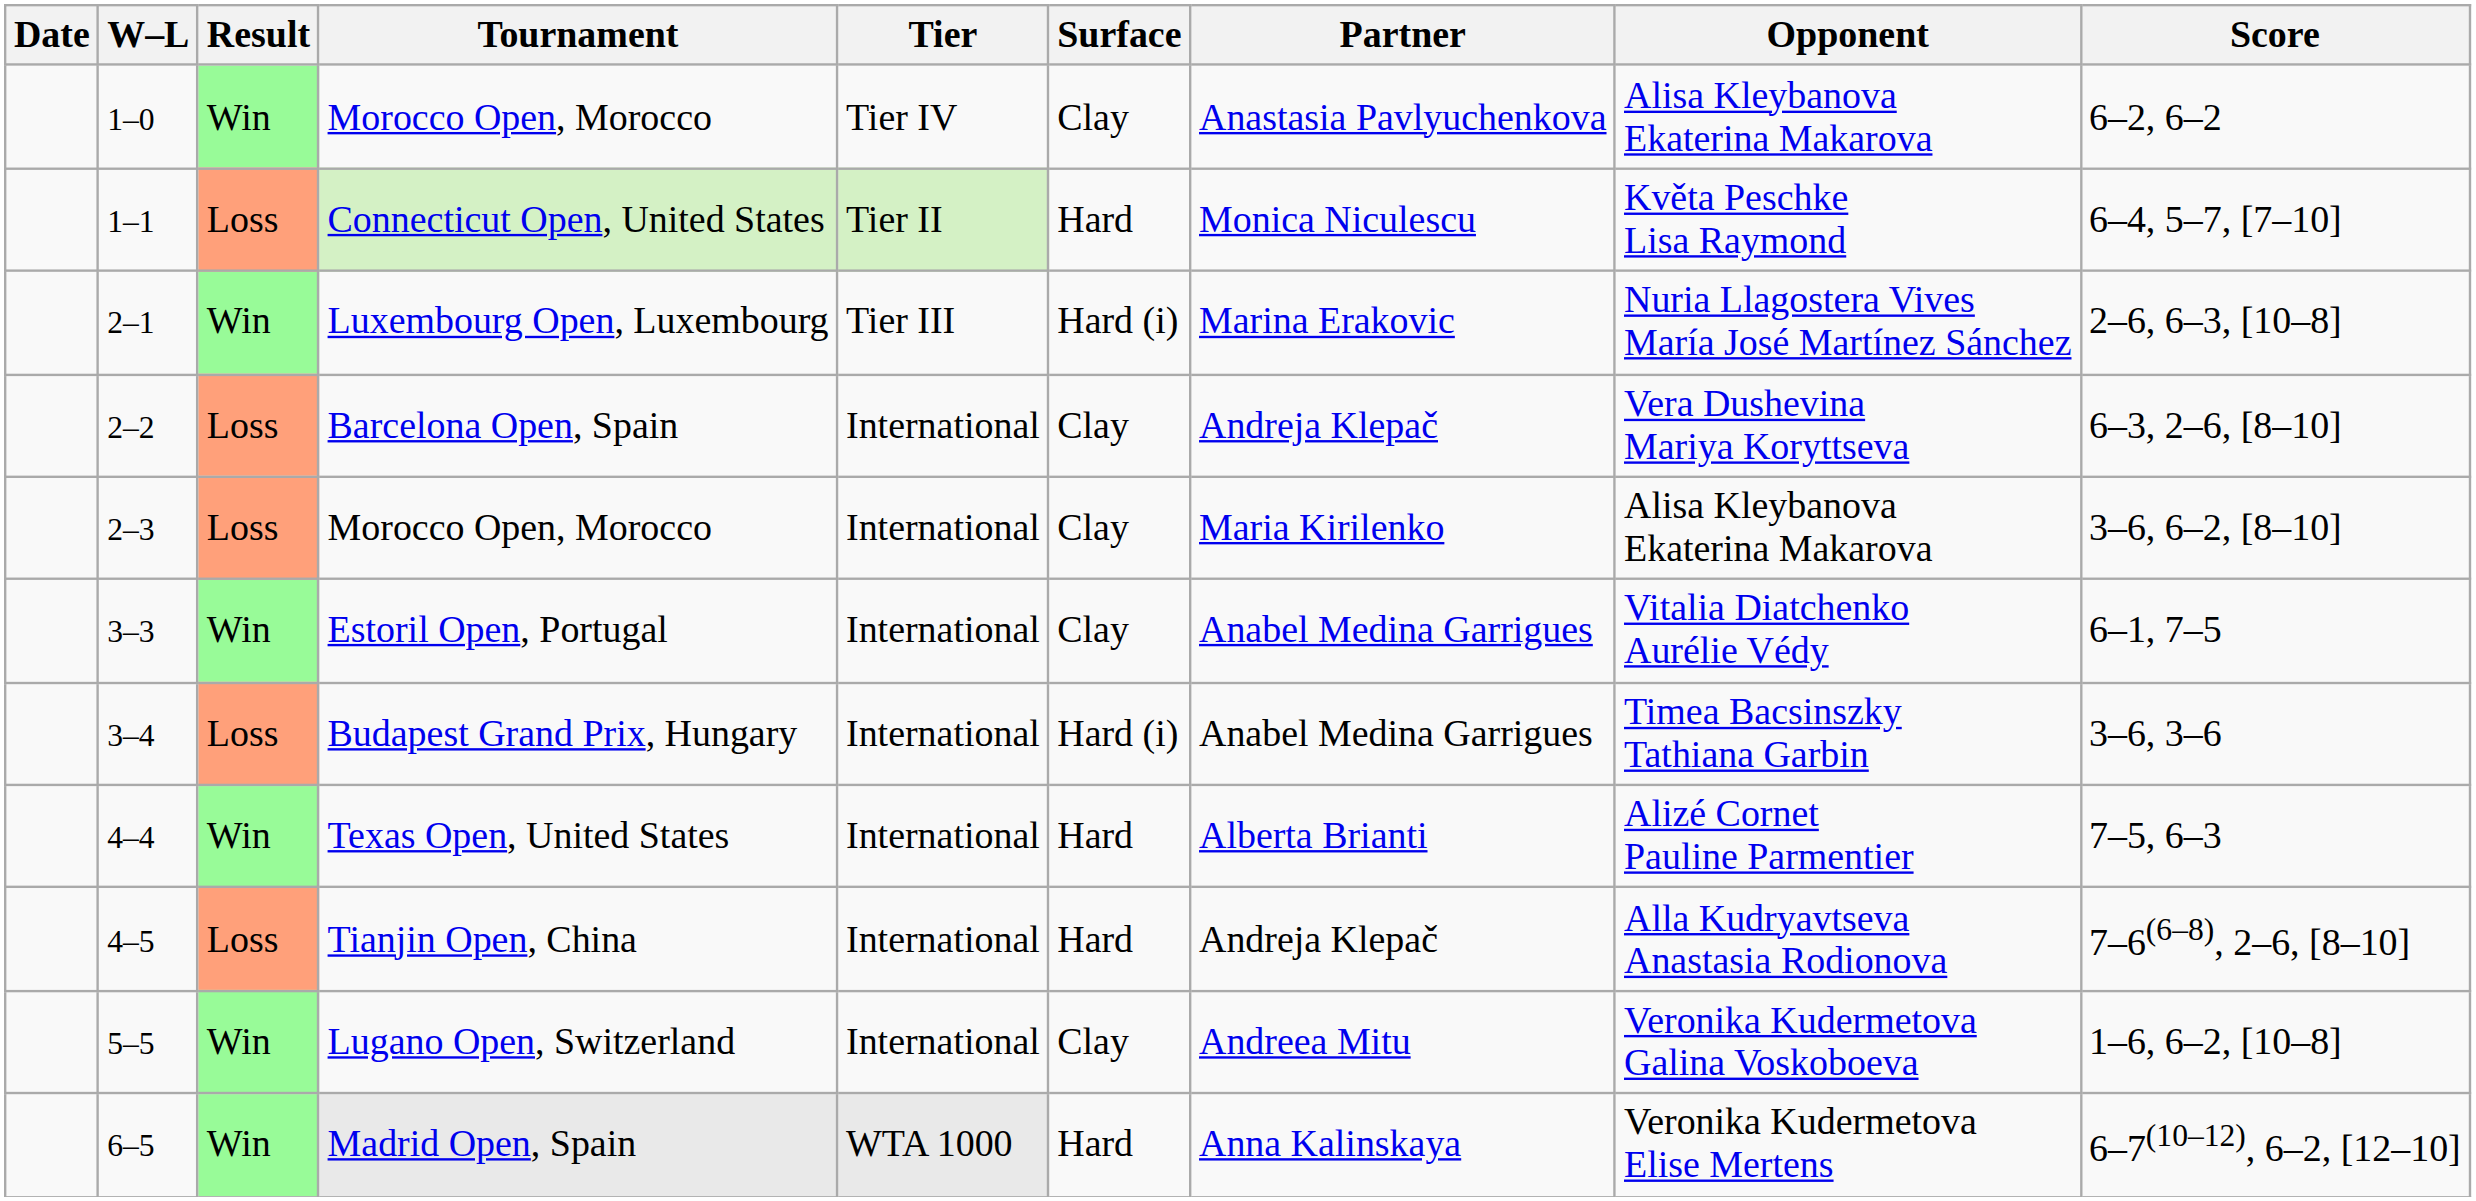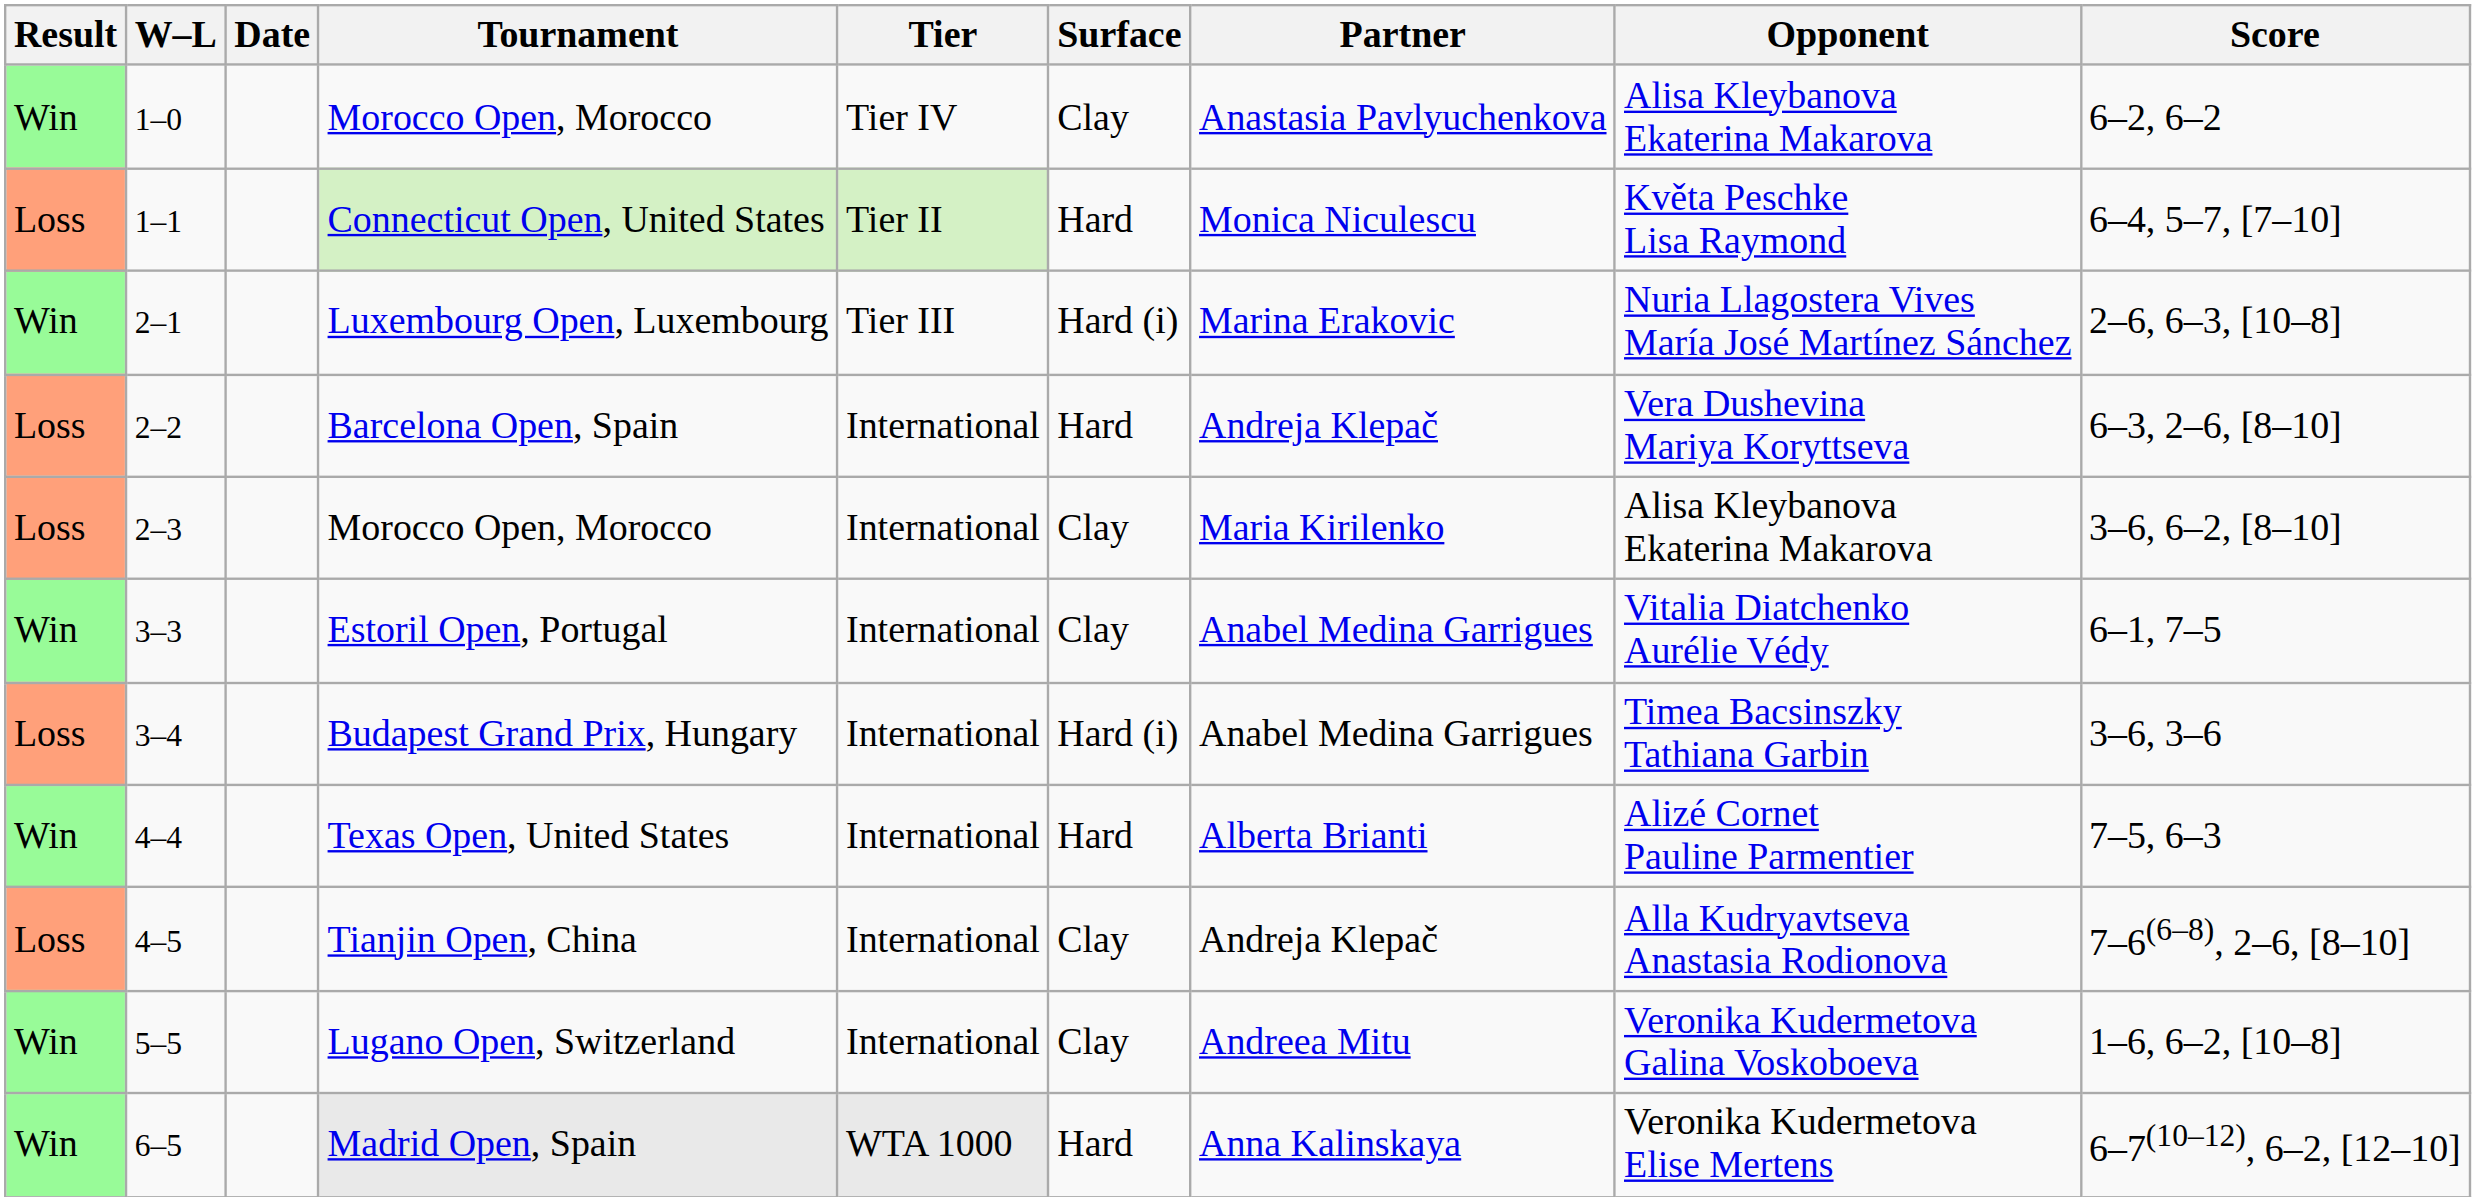columns swapped: (258, 34) <-> (52, 34)
(1093, 424) Clay -> (1095, 424) Hard
(1095, 938) Hard -> (1093, 938) Clay
